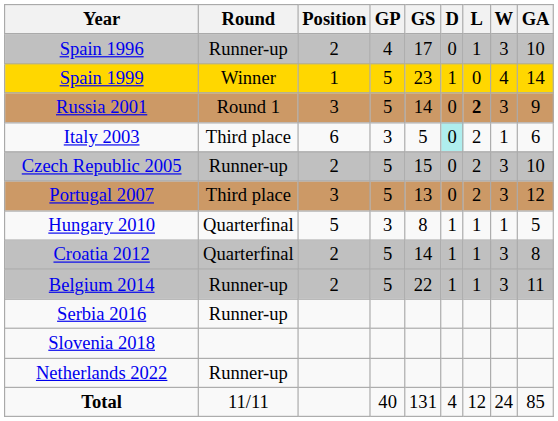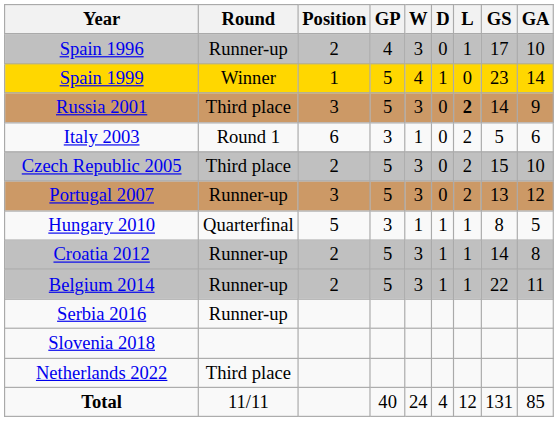columns swapped: (504, 19) <-> (423, 19)
(248, 107) Round 1 -> (248, 107) Third place
(248, 136) Third place -> (248, 136) Round 1
(452, 136) paleturquoise background -> (443, 136) no background
(248, 166) Runner-up -> (248, 166) Third place
(248, 195) Third place -> (248, 195) Runner-up
(248, 254) Quarterfinal -> (248, 254) Runner-up
(248, 372) Runner-up -> (248, 372) Third place
